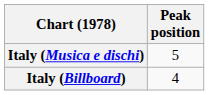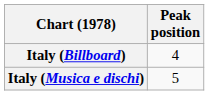rows swapped: (76, 78) <-> (76, 55)
